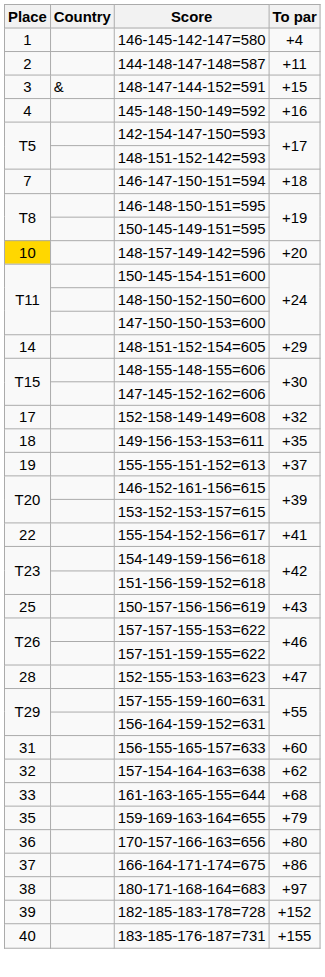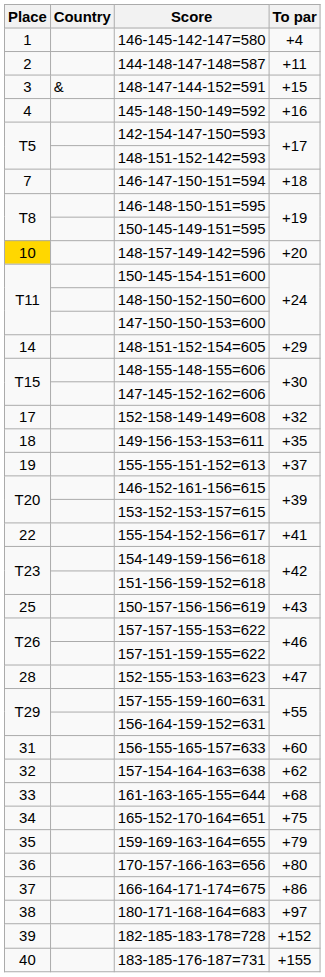+ row: (192, 818)
